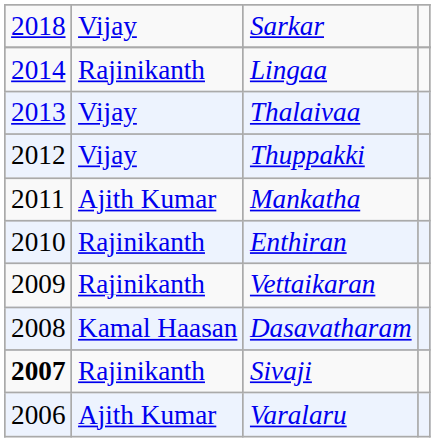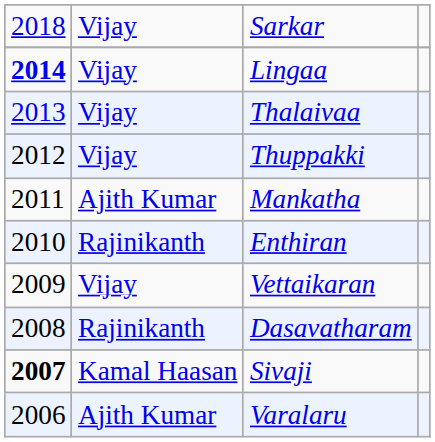(38, 69) normal -> (38, 69) bold
(142, 69) Rajinikanth -> (107, 69) Vijay
(142, 284) Rajinikanth -> (107, 284) Vijay
(158, 328) Kamal Haasan -> (142, 328) Rajinikanth
(142, 371) Rajinikanth -> (158, 371) Kamal Haasan
